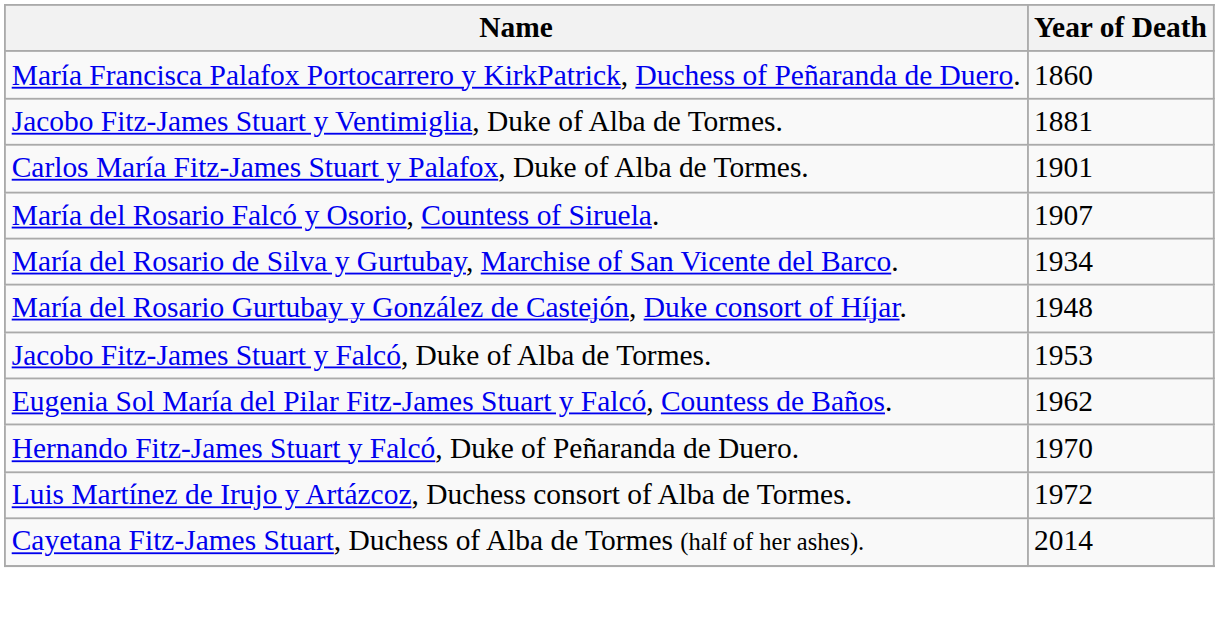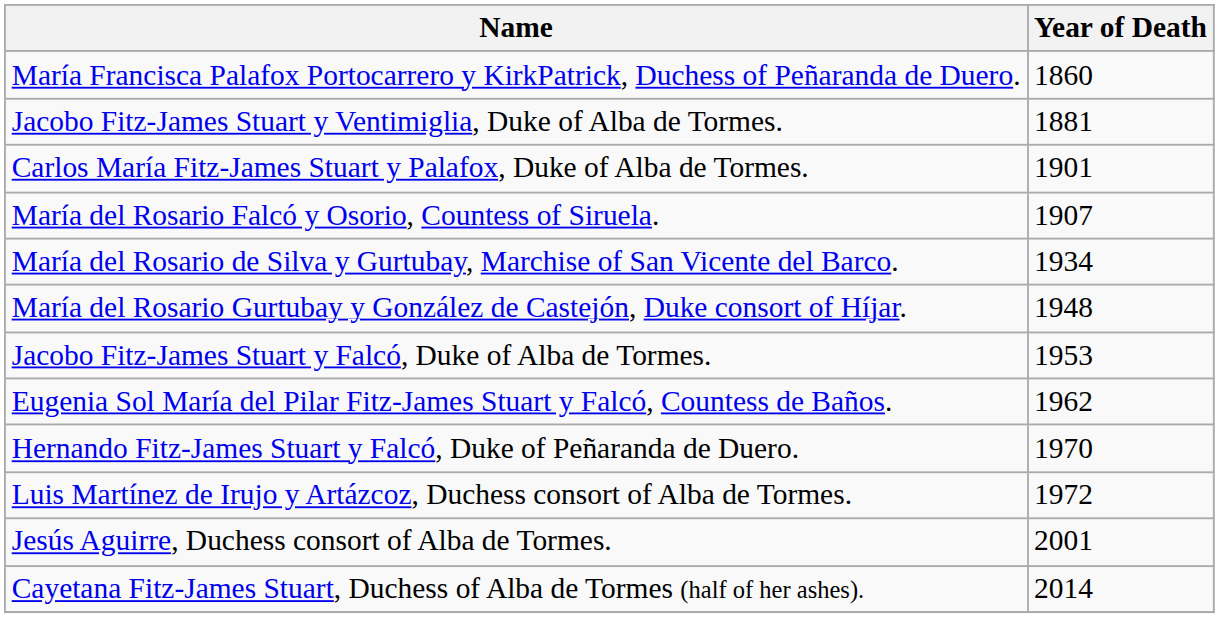+ row: (312, 541)
